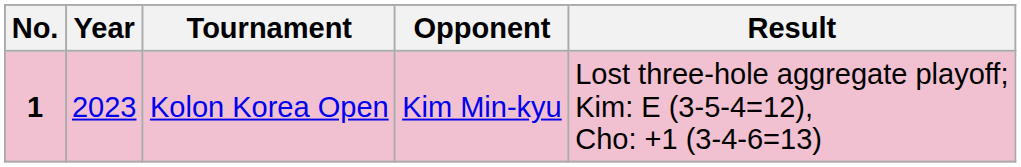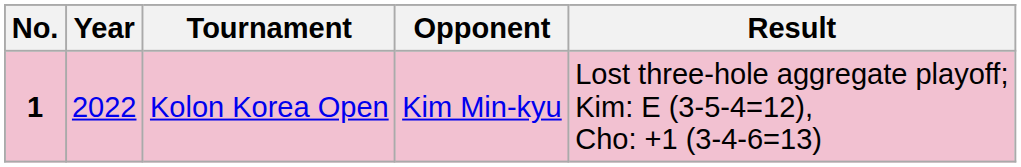(104, 107) 2023 -> (104, 107) 2022
